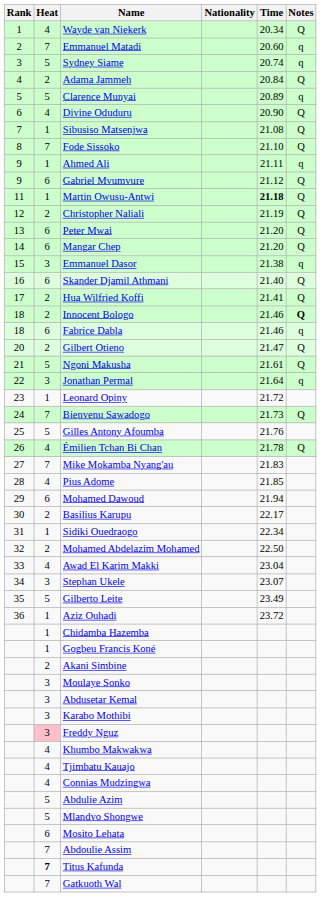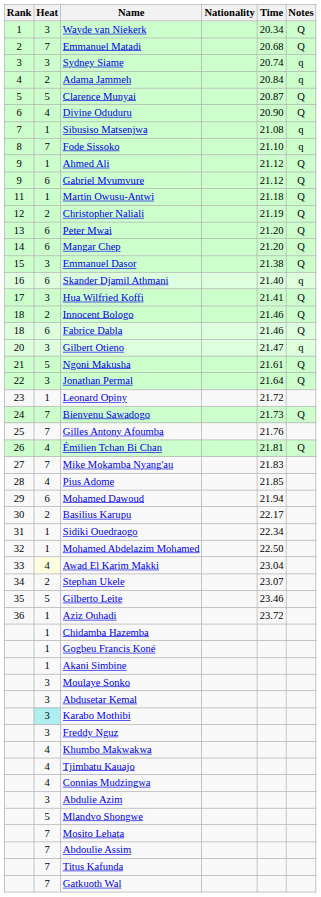(47, 29) 4 -> (47, 29) 3
(272, 46) 20.60 -> (272, 46) 20.68
(301, 46) q -> (301, 46) Q
(47, 63) 5 -> (47, 63) 3
(301, 79) Q -> (301, 79) q
(272, 96) 20.89 -> (272, 96) 20.87
(301, 96) q -> (301, 96) Q
(301, 130) Q -> (301, 130) q
(301, 146) Q -> (301, 146) q
(272, 163) 21.11 -> (272, 163) 21.12
(301, 163) q -> (301, 163) Q
(272, 197) bold -> (272, 197) normal
(301, 264) q -> (301, 264) Q
(301, 280) Q -> (301, 280) q
(47, 297) 2 -> (47, 297) 3
(301, 314) bold -> (301, 314) normal
(301, 331) q -> (301, 331) Q
(47, 347) 2 -> (47, 347) 3
(301, 347) Q -> (301, 347) q
(301, 381) q -> (301, 381) Q
(47, 431) 5 -> (47, 431) 7
(272, 448) 21.78 -> (272, 448) 21.81
(47, 548) 2 -> (47, 548) 1
(47, 565) no background -> (47, 565) lightyellow background
(47, 582) 3 -> (47, 582) 2
(272, 599) 23.49 -> (272, 599) 23.46
(47, 666) 2 -> (47, 666) 1
(47, 716) no background -> (47, 716) paleturquoise background
(47, 733) pink background -> (47, 733) no background
(47, 800) 5 -> (47, 800) 3
(47, 833) 6 -> (47, 833) 7
(47, 866) bold -> (47, 866) normal
